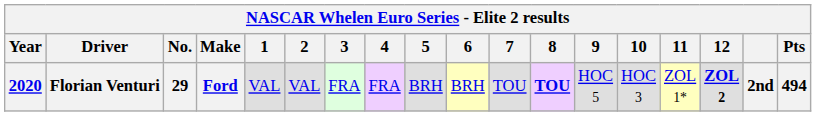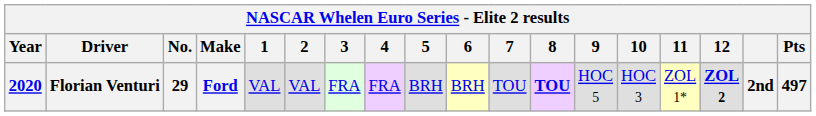(794, 86) 494 -> (794, 86) 497
